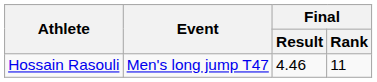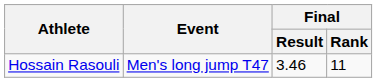(291, 66) 4.46 -> (291, 66) 3.46
